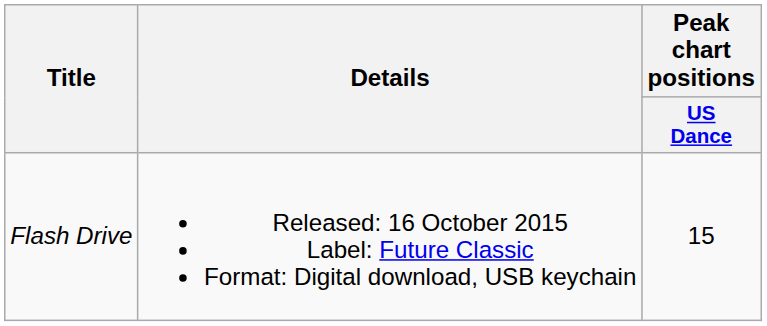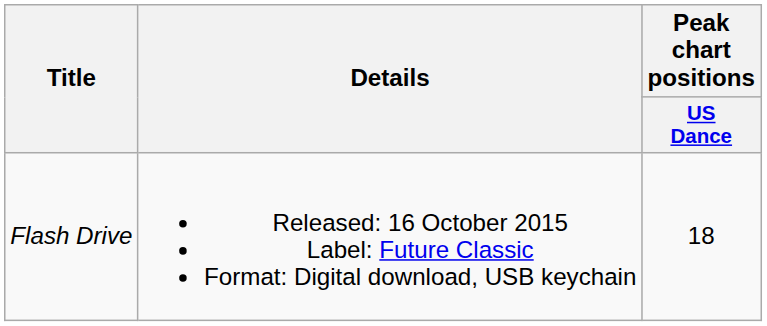(701, 236) 15 -> (701, 236) 18
